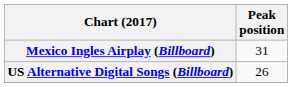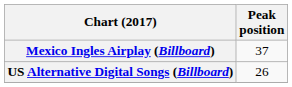(262, 51) 31 -> (262, 51) 37
